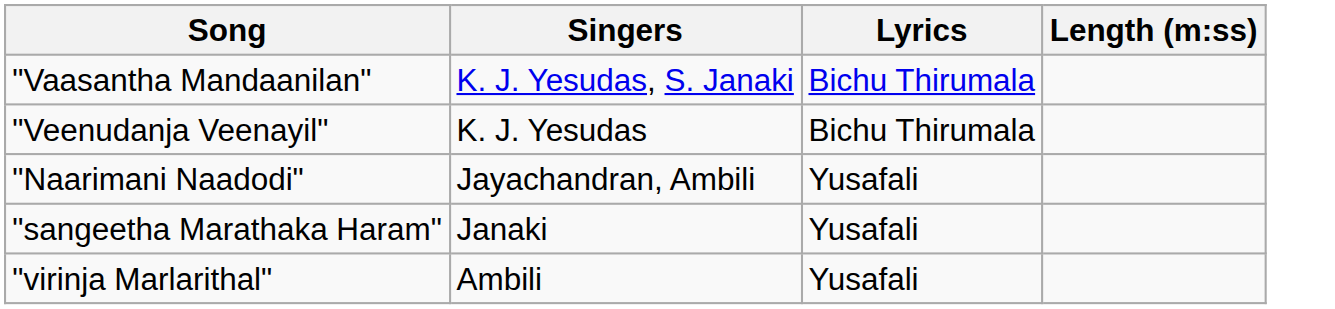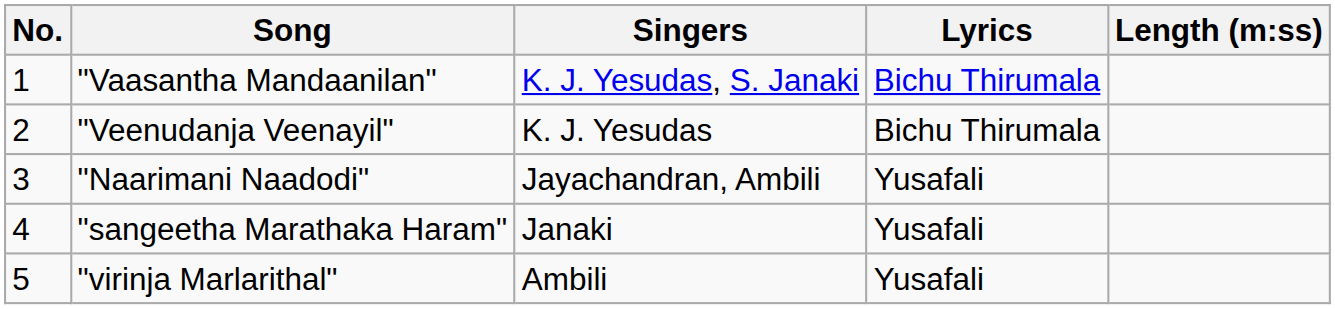+ column: (38, 30)
